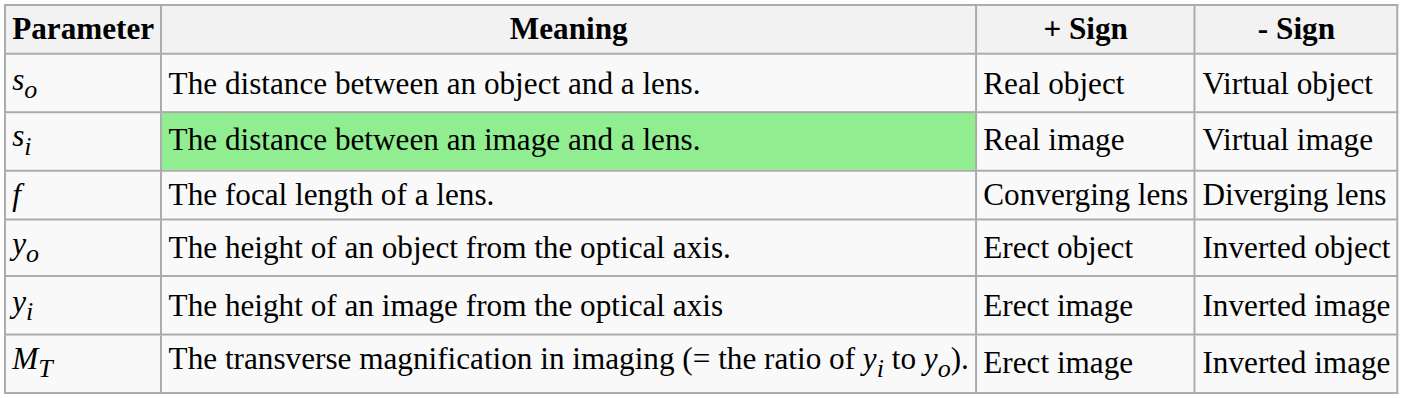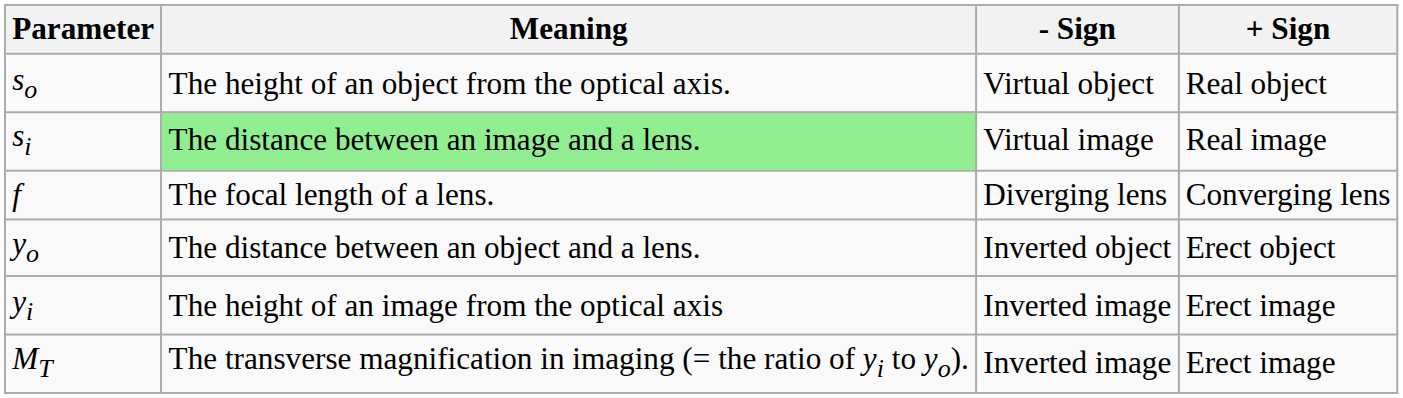columns swapped: (1086, 29) <-> (1296, 29)
(435, 82) The distance between an object and a lens. -> (450, 82) The height of an object from the optical axis.
(450, 247) The height of an object from the optical axis. -> (435, 247) The distance between an object and a lens.
